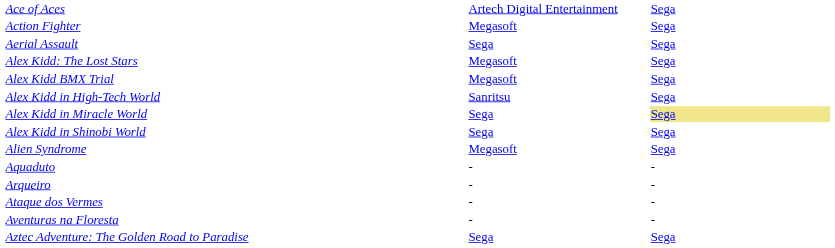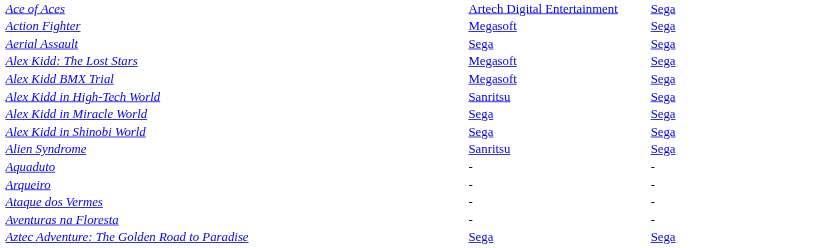(663, 114) khaki background -> (663, 114) no background
(493, 149) Megasoft -> (489, 149) Sanritsu
